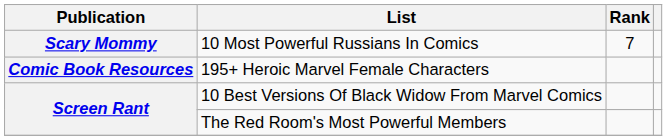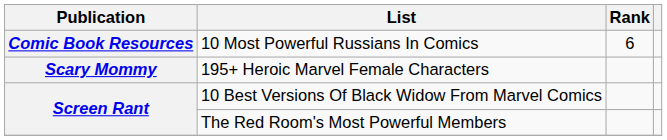(101, 43) Scary Mommy -> (101, 43) Comic Book Resources
(630, 43) 7 -> (630, 43) 6
(101, 69) Comic Book Resources -> (101, 69) Scary Mommy
